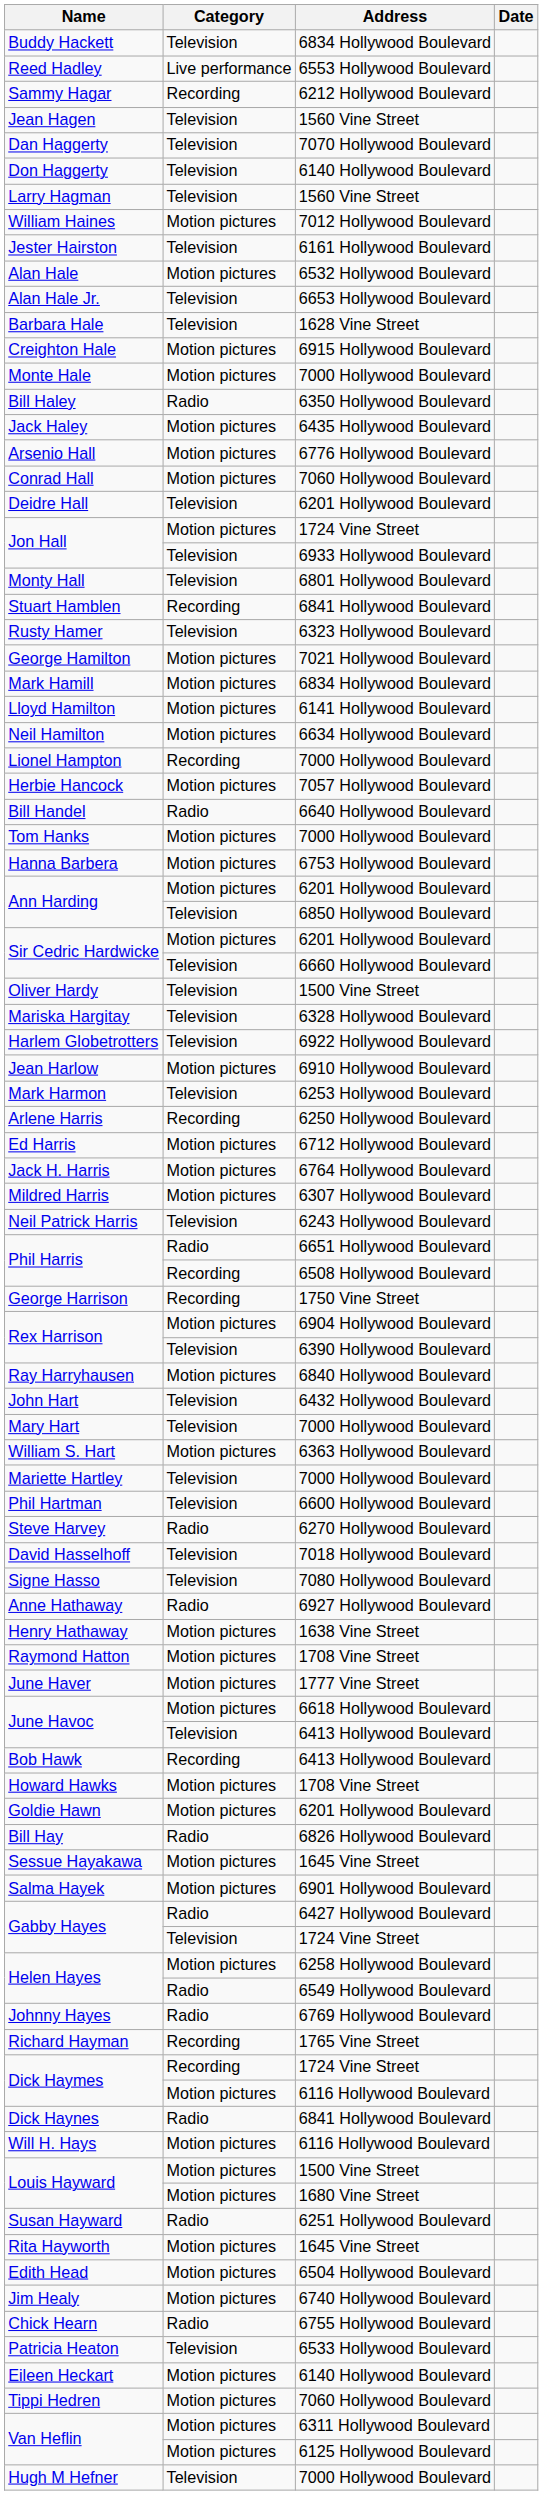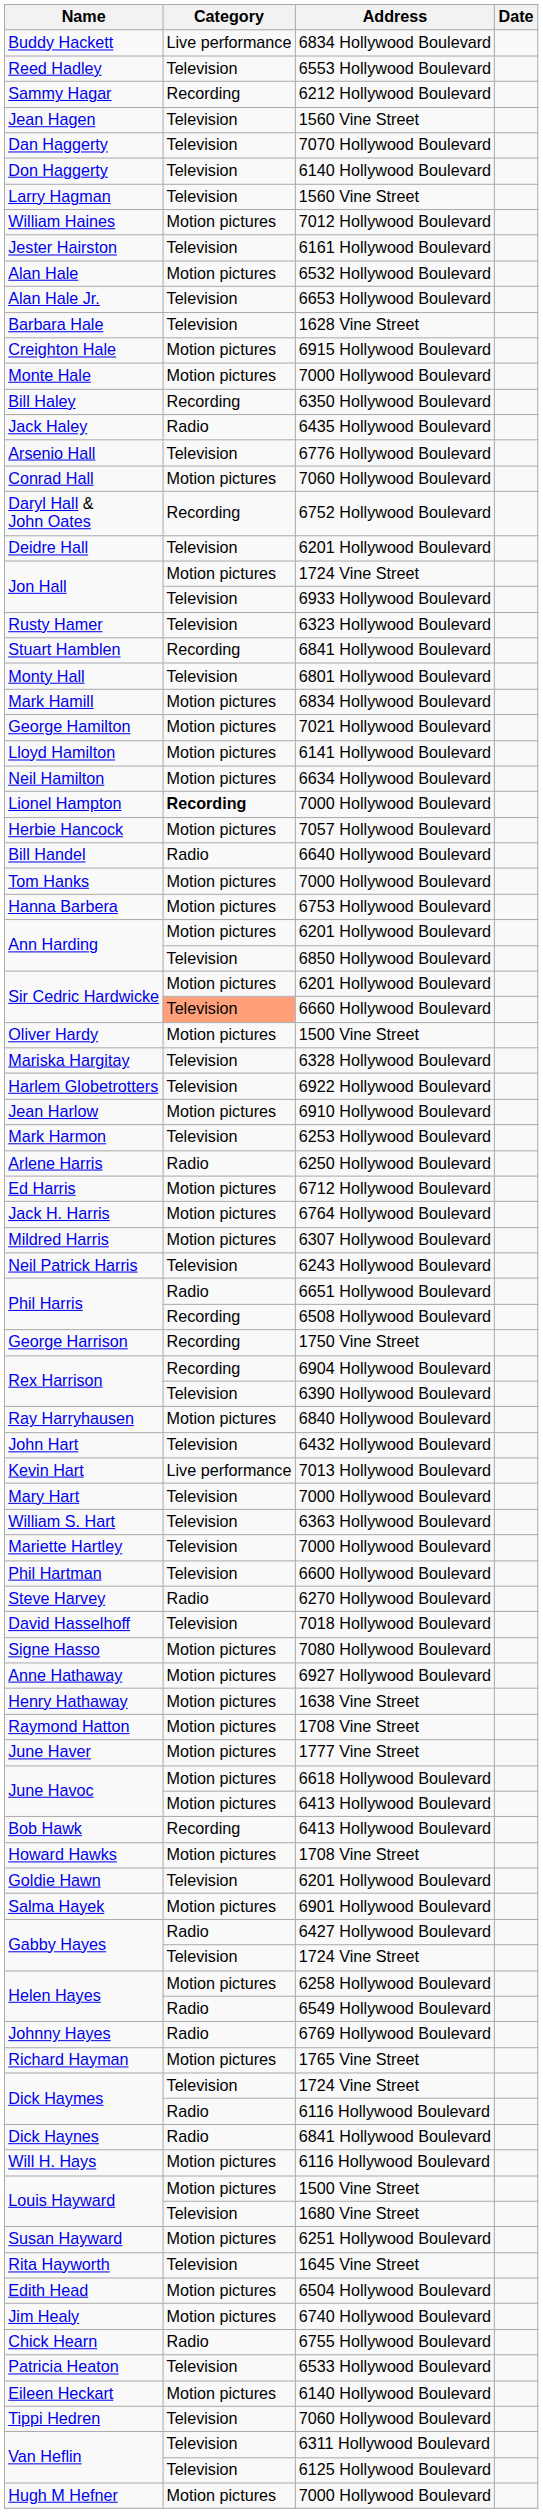(202, 42) Television -> (229, 42) Live performance
(229, 68) Live performance -> (202, 68) Television
(188, 401) Radio -> (203, 401) Recording
(221, 427) Motion pictures -> (188, 427) Radio
(221, 453) Motion pictures -> (202, 453) Television
+ row: (51, 513)
rows swapped: (46, 581) <-> (55, 632)
rows swapped: (51, 683) <-> (69, 658)
(203, 760) normal -> (207, 804) bold
(202, 965) no background -> (202, 1009) lightsalmon background
(202, 991) Television -> (221, 1035) Motion pictures
(203, 1119) Recording -> (188, 1163) Radio
(221, 1324) Motion pictures -> (203, 1368) Recording
+ row: (46, 1470)
(221, 1452) Motion pictures -> (202, 1521) Television
(202, 1580) Television -> (221, 1650) Motion pictures
(188, 1606) Radio -> (221, 1675) Motion pictures
(202, 1734) Television -> (221, 1803) Motion pictures
(221, 1811) Motion pictures -> (202, 1880) Television
- row: (36, 1836)
- row: (75, 1862)
(203, 2041) Recording -> (221, 2060) Motion pictures
(203, 2067) Recording -> (202, 2085) Television
(221, 2093) Motion pictures -> (188, 2111) Radio
(221, 2195) Motion pictures -> (202, 2213) Television
(188, 2221) Radio -> (221, 2239) Motion pictures
(221, 2247) Motion pictures -> (202, 2265) Television
(221, 2400) Motion pictures -> (202, 2418) Television
(221, 2426) Motion pictures -> (202, 2444) Television
(221, 2452) Motion pictures -> (202, 2470) Television
(202, 2477) Television -> (221, 2495) Motion pictures
